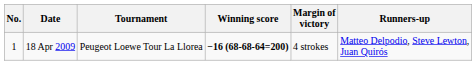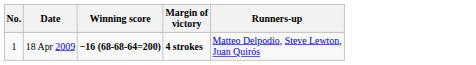- column: (141, 18)
(311, 46) normal -> (184, 46) bold
